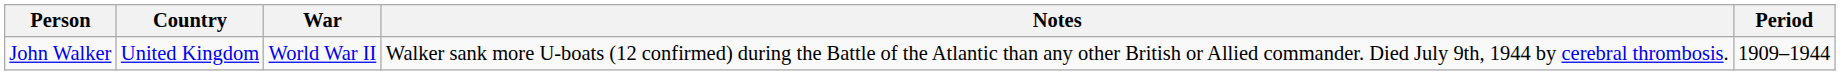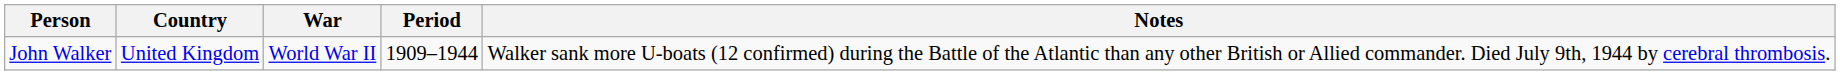columns swapped: (1784, 20) <-> (1057, 20)
